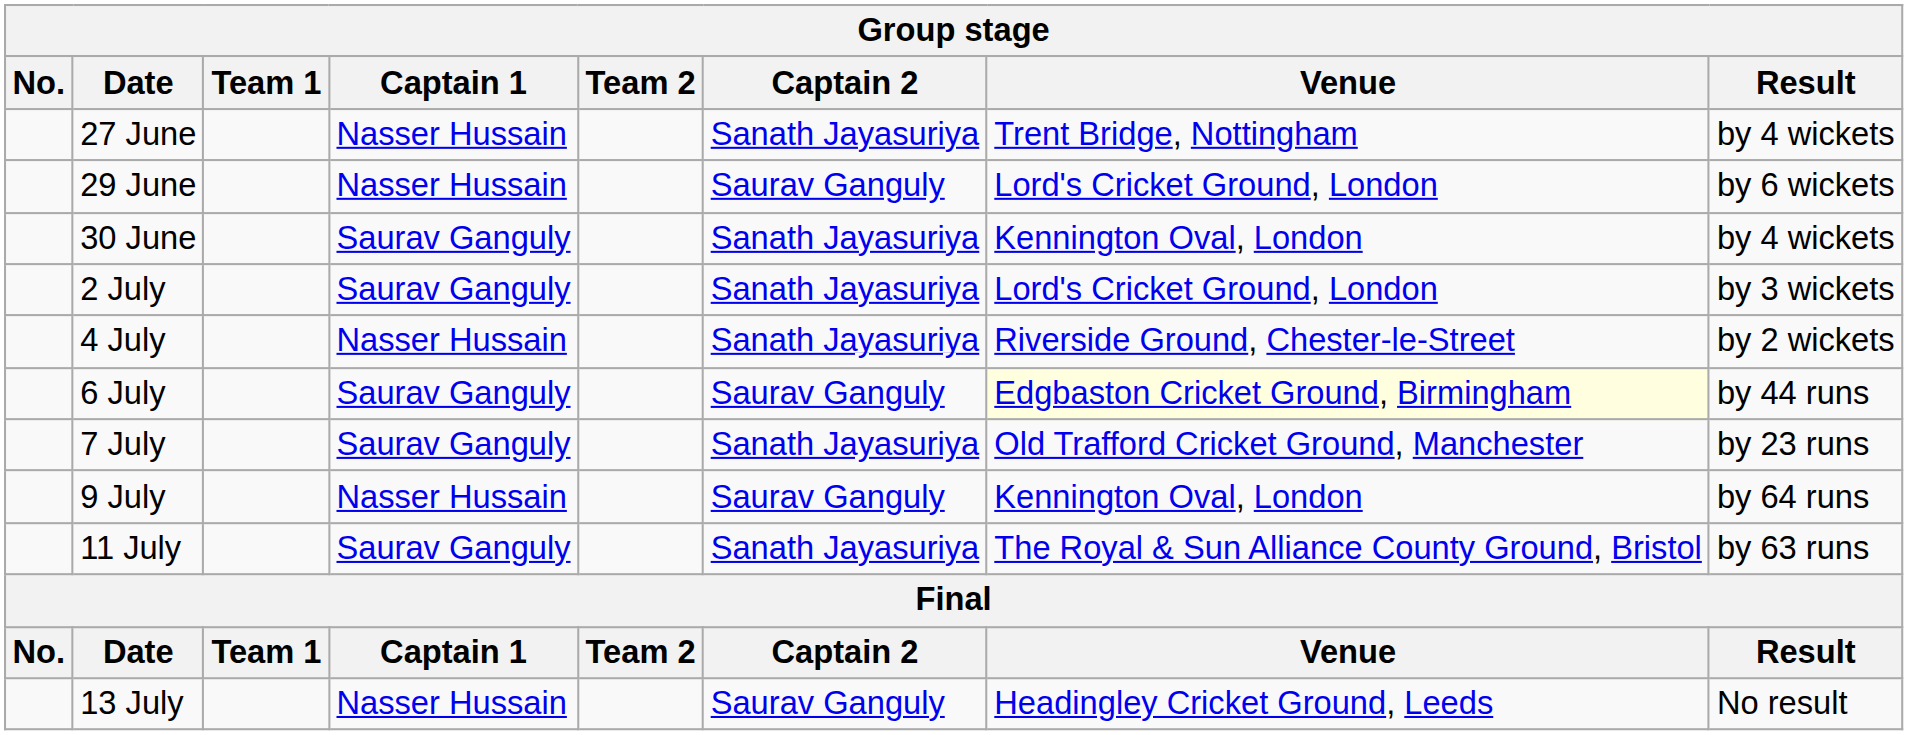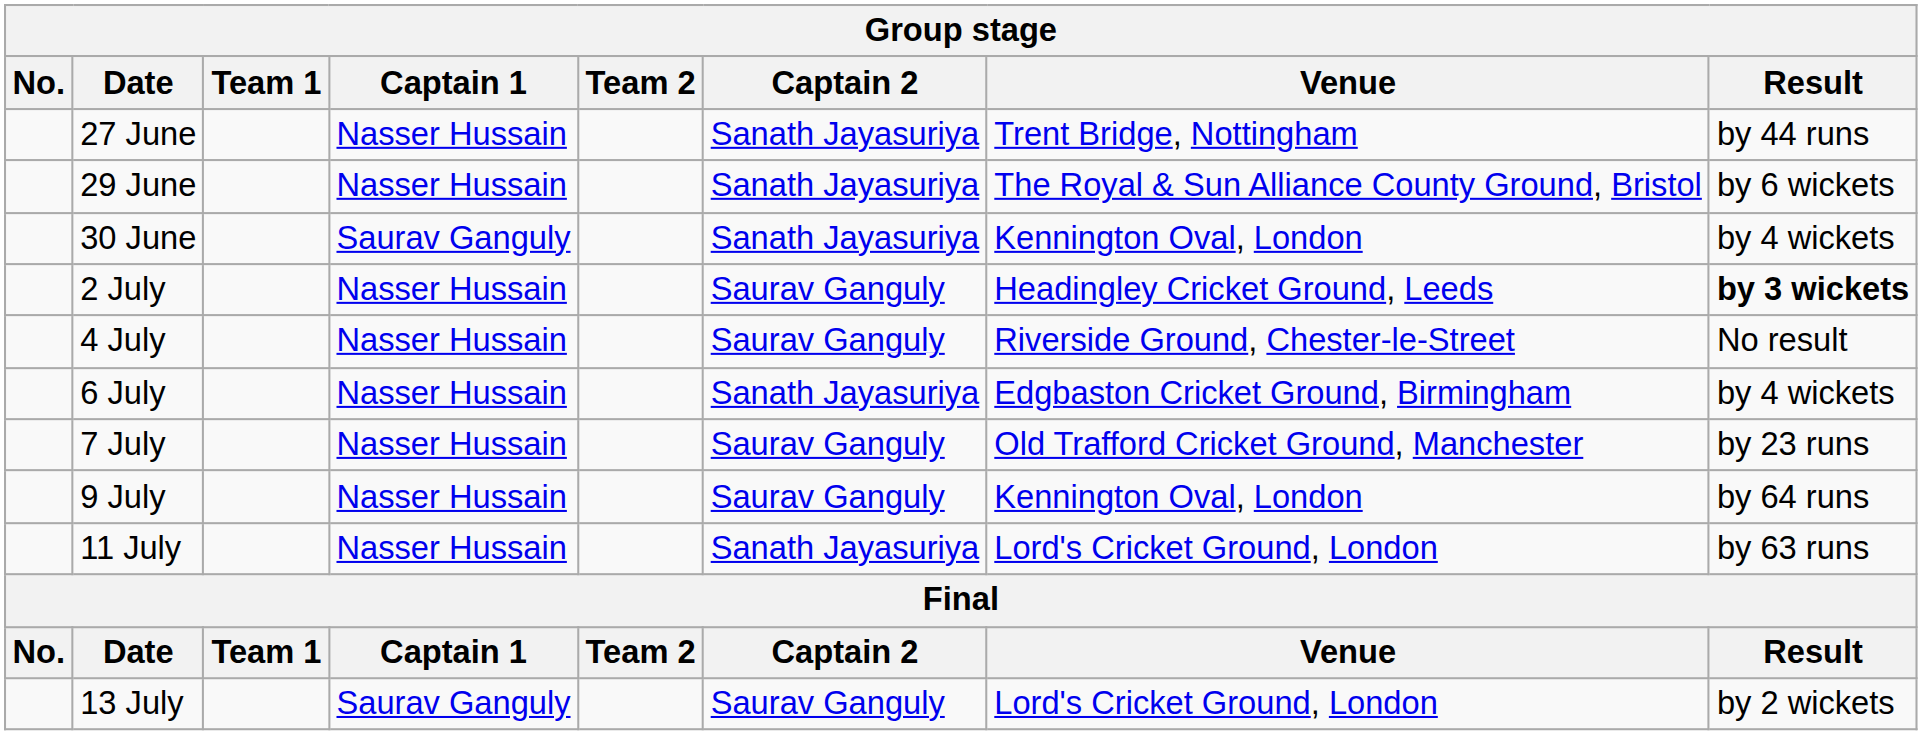(1806, 133) by 4 wickets -> (1793, 133) by 44 runs
(828, 185) Saurav Ganguly -> (845, 185) Sanath Jayasuriya
(1216, 185) Lord's Cricket Ground, London -> (1348, 185) The Royal & Sun Alliance County Ground, Bristol
(454, 289) Saurav Ganguly -> (452, 289) Nasser Hussain
(845, 289) Sanath Jayasuriya -> (828, 289) Saurav Ganguly
(1216, 289) Lord's Cricket Ground, London -> (1244, 289) Headingley Cricket Ground, Leeds
(1806, 289) normal -> (1813, 289) bold
(845, 340) Sanath Jayasuriya -> (828, 340) Saurav Ganguly
(1806, 340) by 2 wickets -> (1782, 340) No result
(454, 392) Saurav Ganguly -> (452, 392) Nasser Hussain
(828, 392) Saurav Ganguly -> (845, 392) Sanath Jayasuriya
(1283, 392) lightyellow background -> (1283, 392) no background
(1793, 392) by 44 runs -> (1806, 392) by 4 wickets
(454, 444) Saurav Ganguly -> (452, 444) Nasser Hussain
(845, 444) Sanath Jayasuriya -> (828, 444) Saurav Ganguly
(454, 548) Saurav Ganguly -> (452, 548) Nasser Hussain
(1348, 548) The Royal & Sun Alliance County Ground, Bristol -> (1216, 548) Lord's Cricket Ground, London
(452, 703) Nasser Hussain -> (454, 703) Saurav Ganguly
(1244, 703) Headingley Cricket Ground, Leeds -> (1216, 703) Lord's Cricket Ground, London
(1782, 703) No result -> (1806, 703) by 2 wickets
